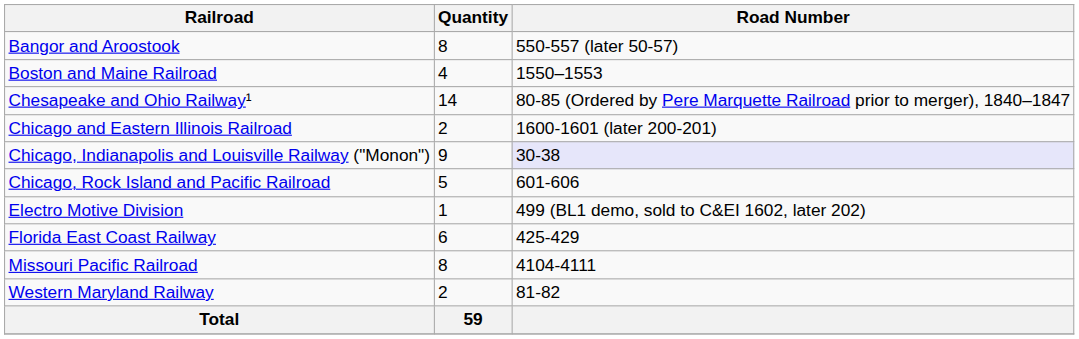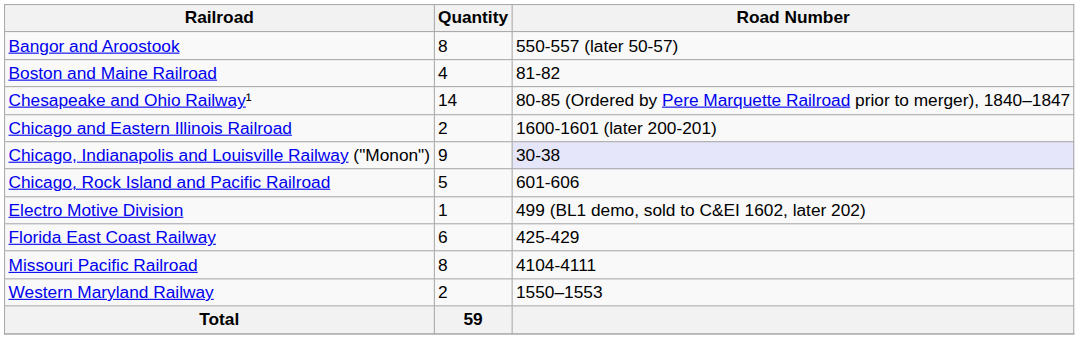(559, 73) 1550–1553 -> (538, 73) 81-82
(538, 292) 81-82 -> (559, 292) 1550–1553
